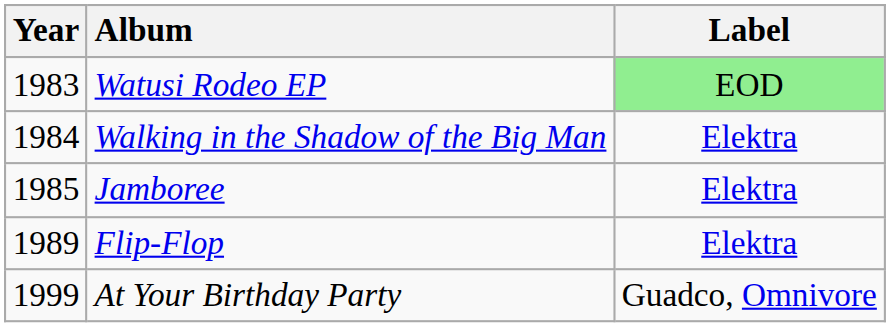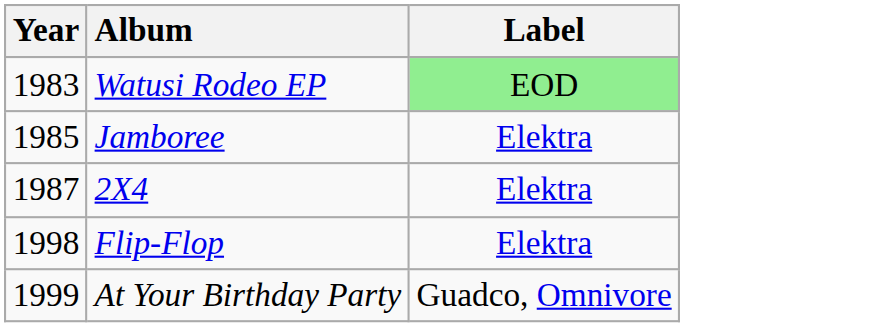- row: (351, 136)
+ row: (121, 189)
(46, 242) 1989 -> (46, 242) 1998
